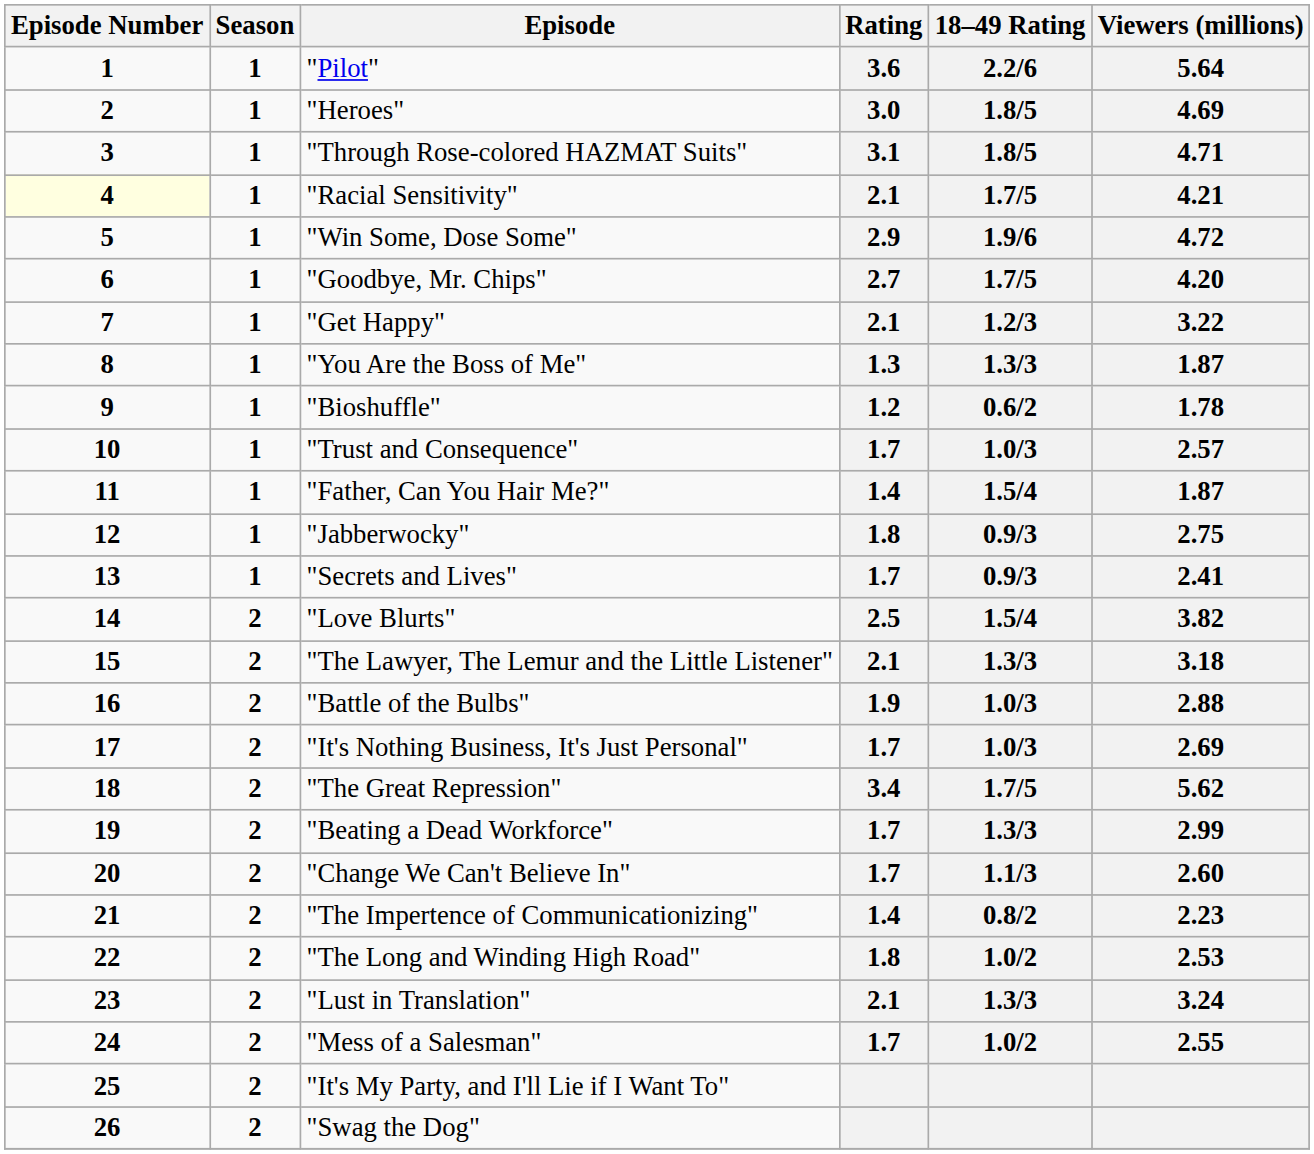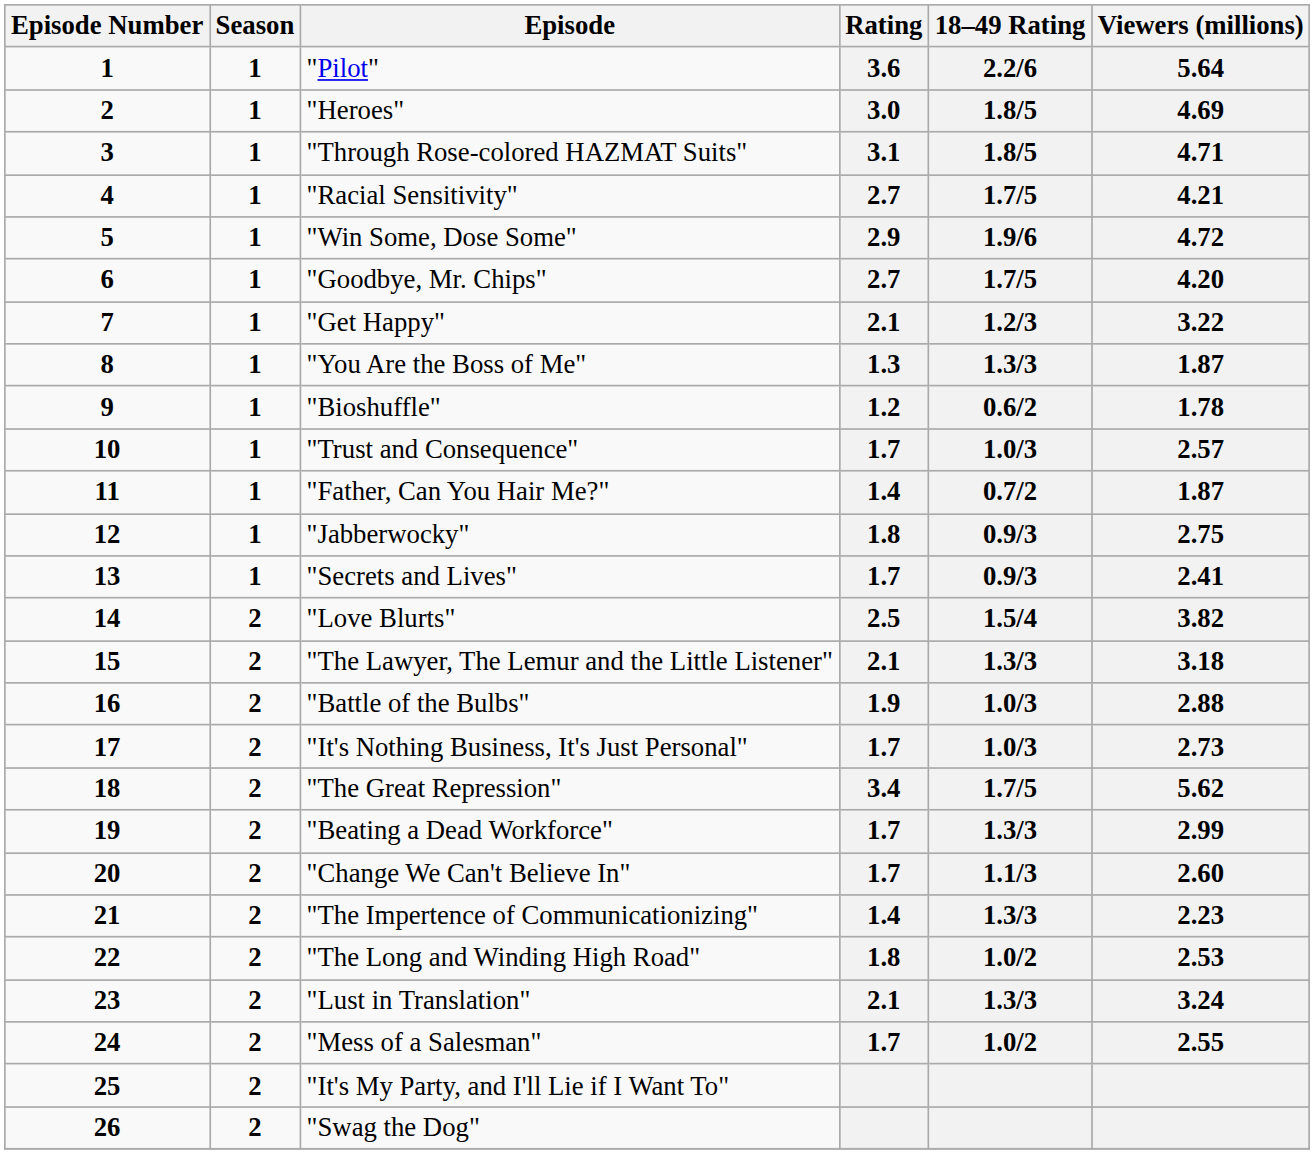(107, 195) lightyellow background -> (107, 195) no background
(884, 195) 2.1 -> (884, 195) 2.7
(1010, 491) 1.5/4 -> (1010, 491) 0.7/2
(1201, 746) 2.69 -> (1201, 746) 2.73
(1010, 915) 0.8/2 -> (1010, 915) 1.3/3
